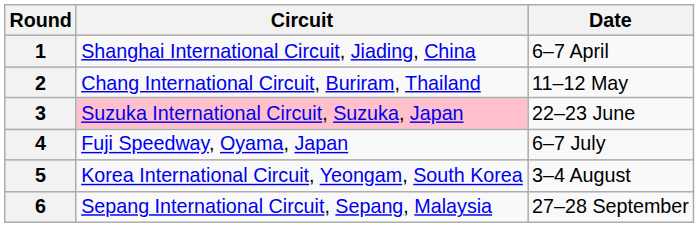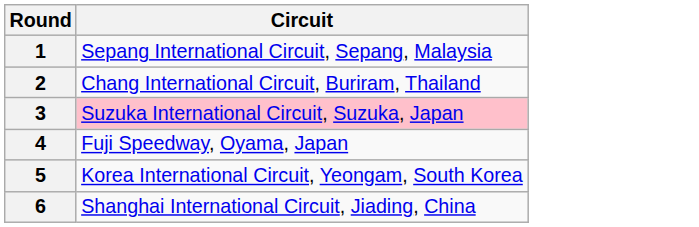- column: (610, 20)
(278, 51) Shanghai International Circuit, Jiading, China -> (287, 51) Sepang International Circuit, Sepang, Malaysia
(287, 206) Sepang International Circuit, Sepang, Malaysia -> (278, 206) Shanghai International Circuit, Jiading, China
